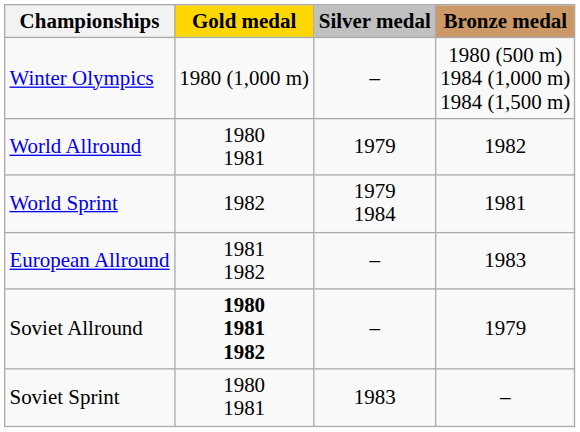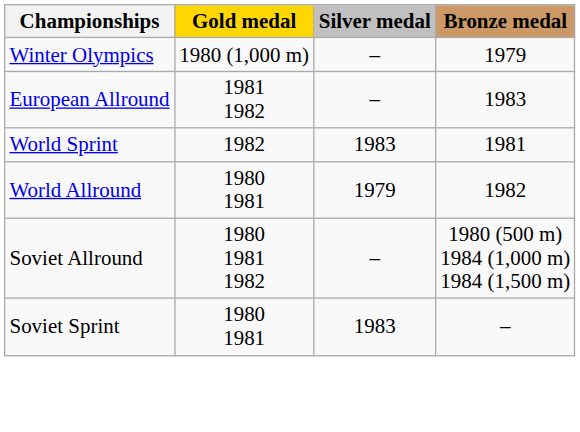(505, 77) 1980 (500 m) 1984 (1,000 m) 1984 (1,500 m) -> (505, 54) 1979
rows swapped: (75, 146) <-> (90, 260)
(375, 203) 1979 1984 -> (375, 144) 1983
(244, 328) bold -> (244, 258) normal
(505, 328) 1979 -> (505, 258) 1980 (500 m) 1984 (1,000 m) 1984 (1,500 m)
